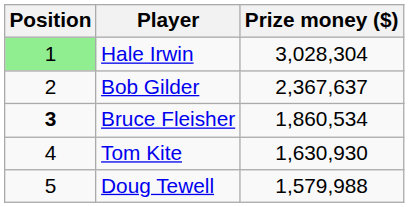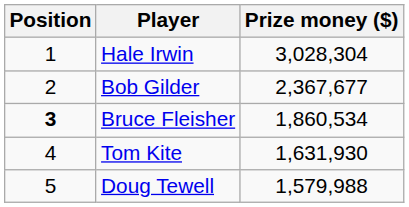(50, 53) lightgreen background -> (50, 53) no background
(322, 86) 2,367,637 -> (322, 86) 2,367,677
(322, 152) 1,630,930 -> (322, 152) 1,631,930
